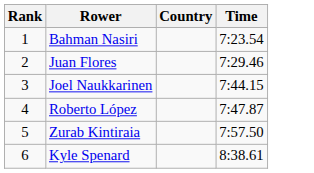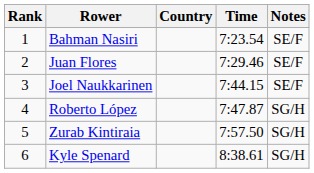+ column: (288, 16)
